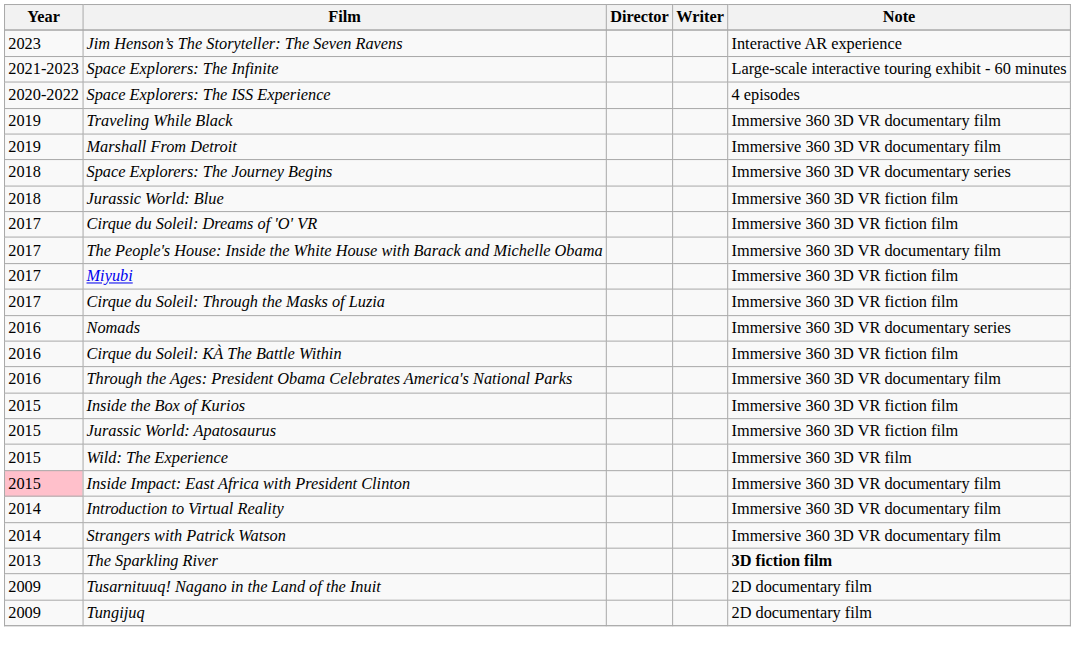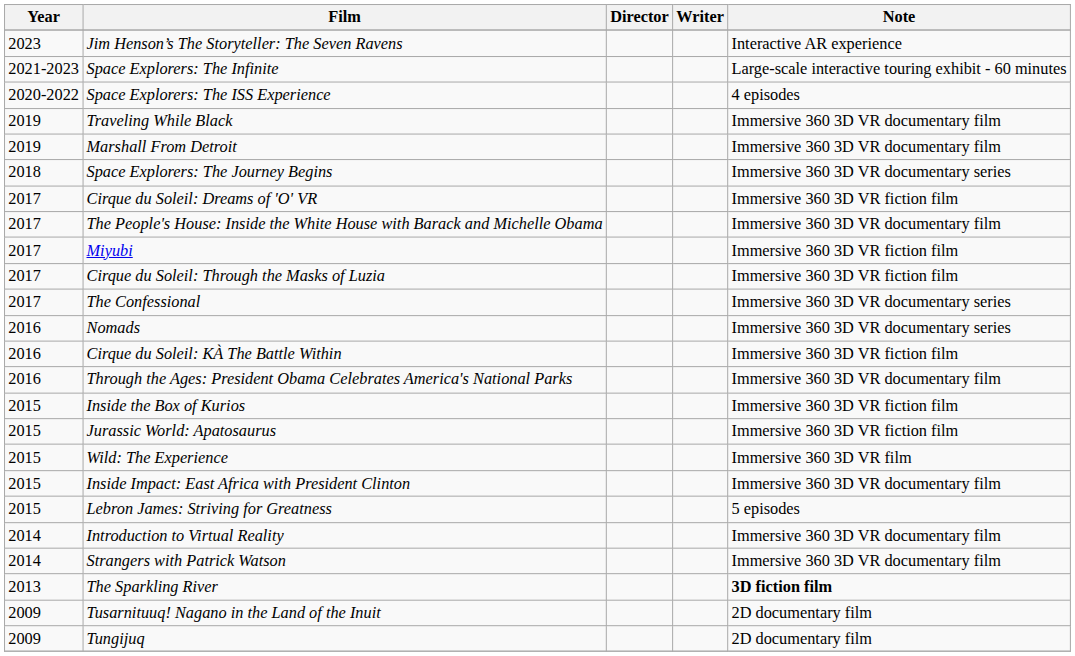- row: (155, 198)
+ row: (143, 302)
(25, 483) pink background -> (25, 483) no background
+ row: (209, 509)
